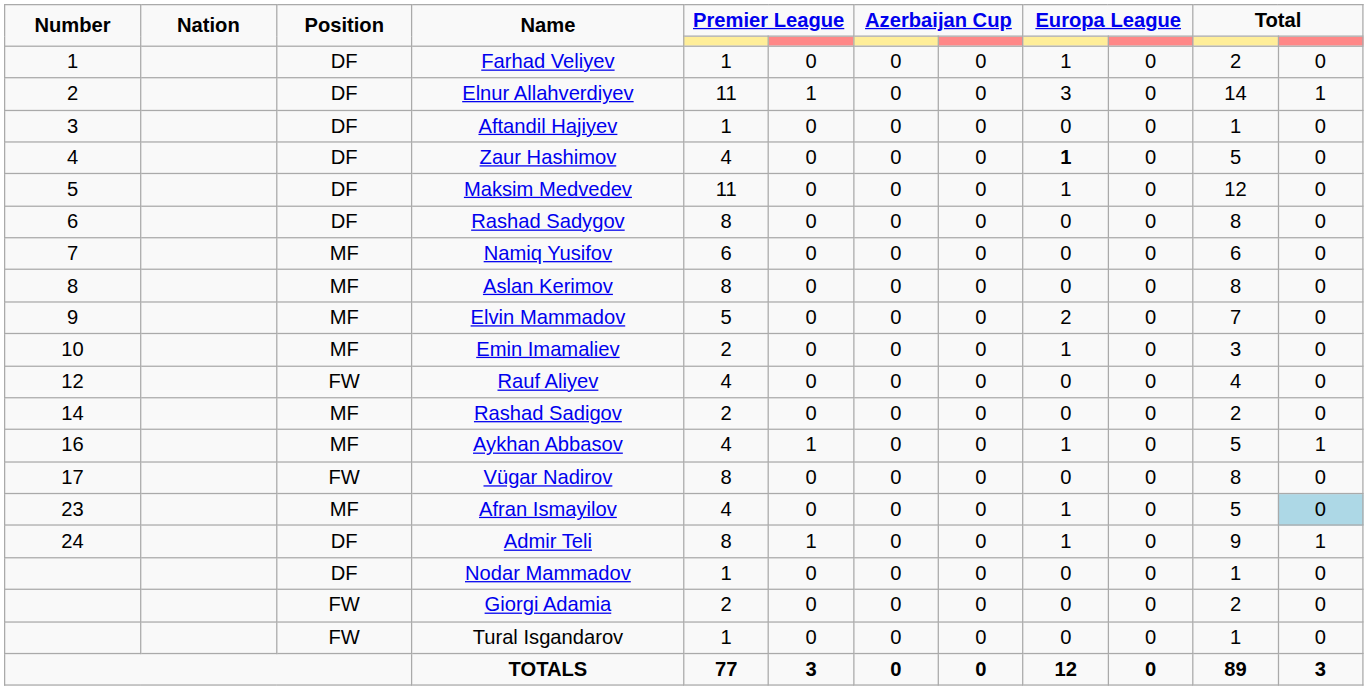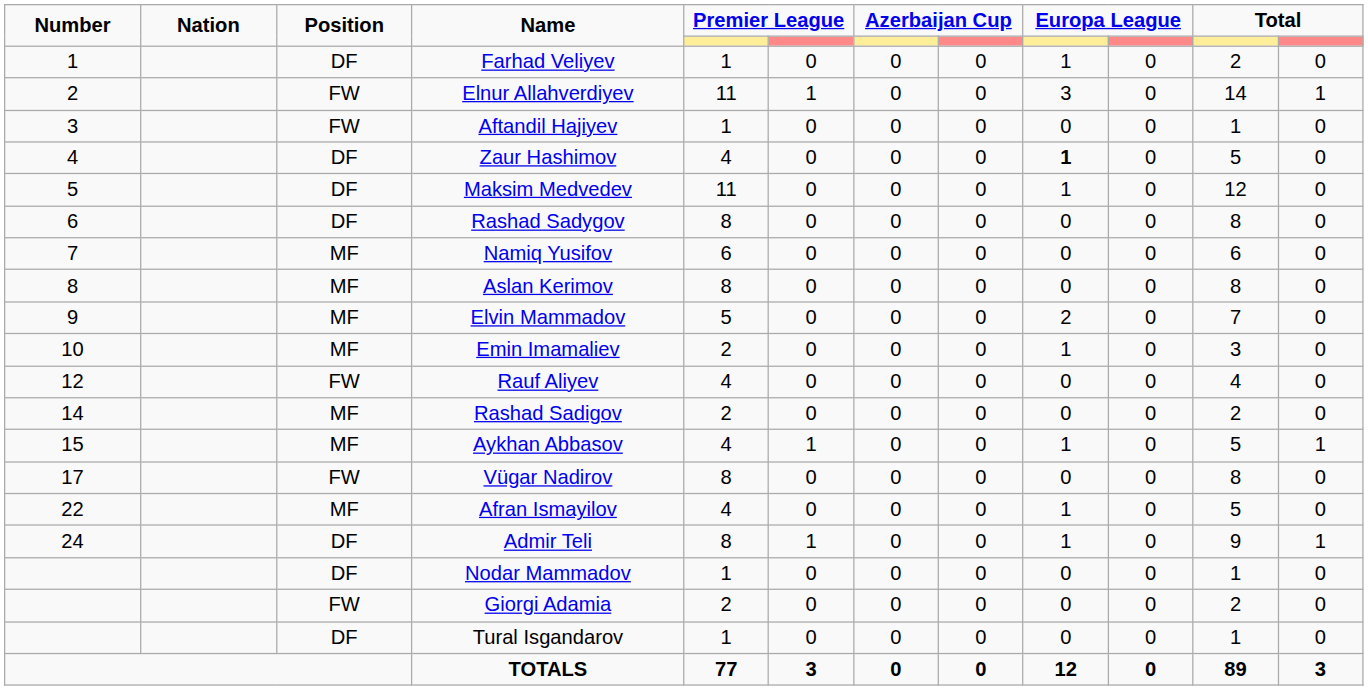(344, 93) DF -> (344, 93) FW
(344, 125) DF -> (344, 125) FW
(73, 445) 16 -> (73, 445) 15
(73, 509) 23 -> (73, 509) 22
(1320, 509) lightblue background -> (1320, 509) no background
(344, 637) FW -> (344, 637) DF
